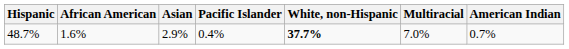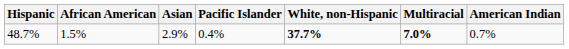(73, 34) 1.6% -> (73, 34) 1.5%
(417, 34) normal -> (418, 34) bold
